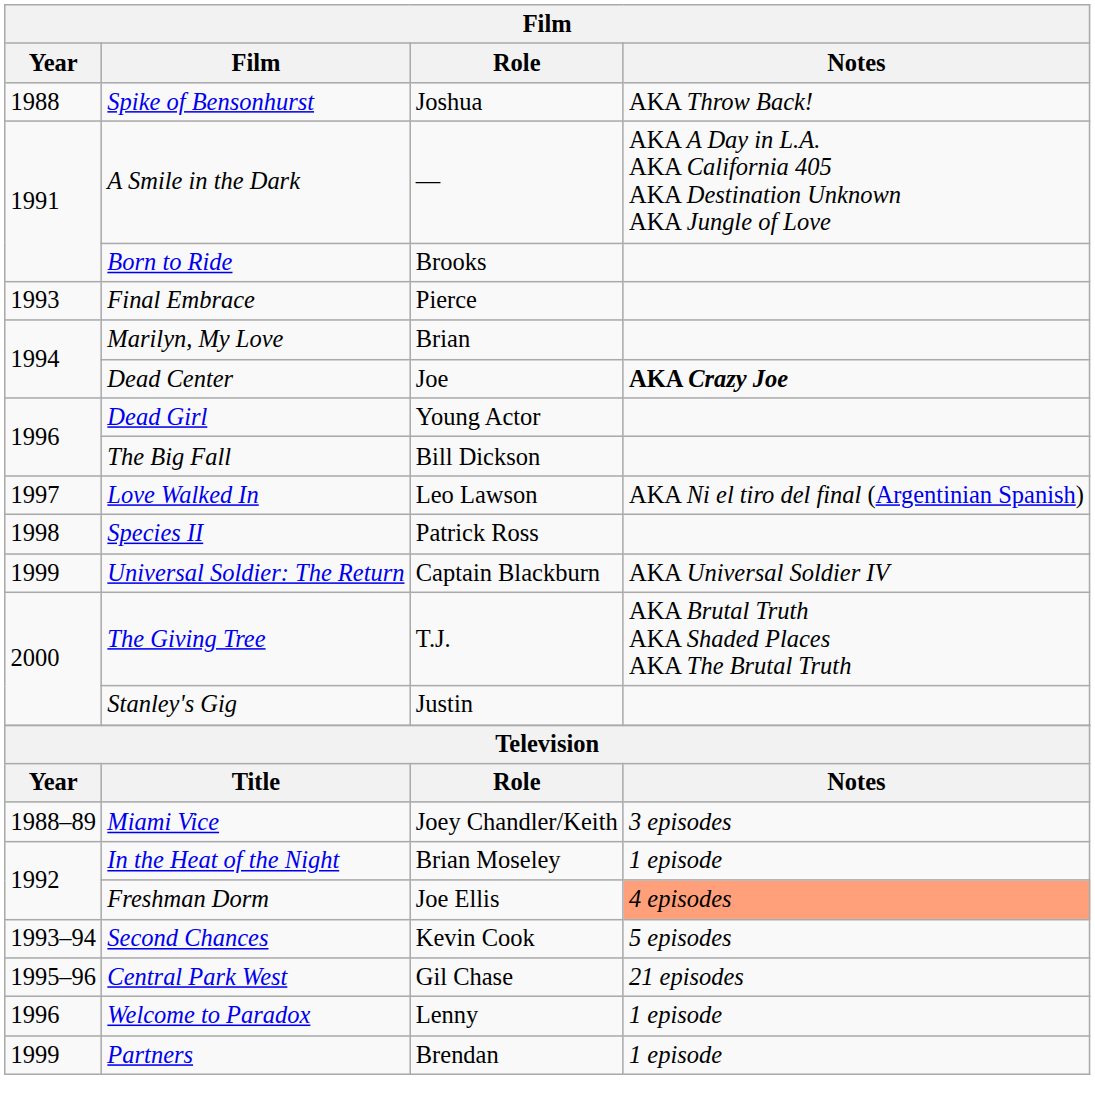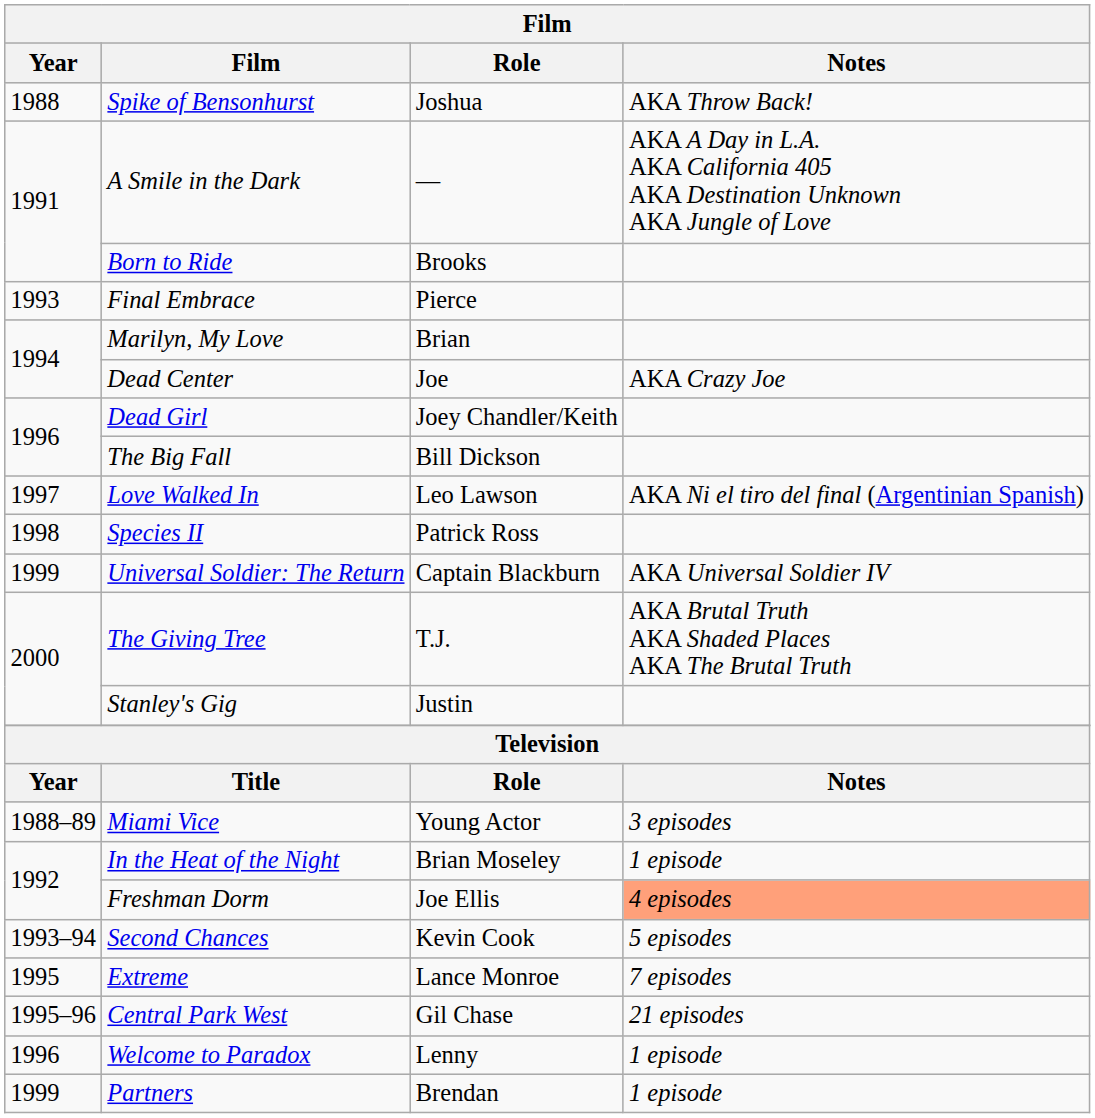(709, 378) bold -> (707, 378) normal
(478, 417) Young Actor -> (517, 417) Joey Chandler/Keith
(517, 821) Joey Chandler/Keith -> (478, 821) Young Actor
+ row: (148, 976)
